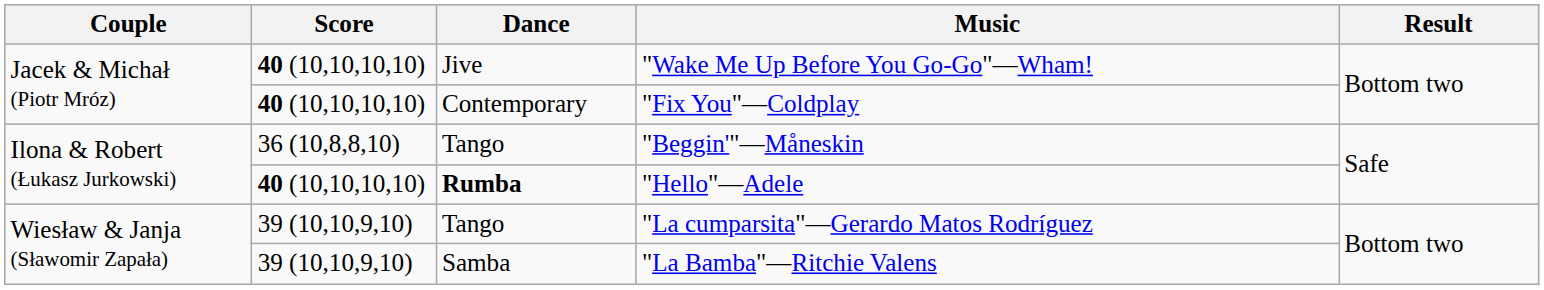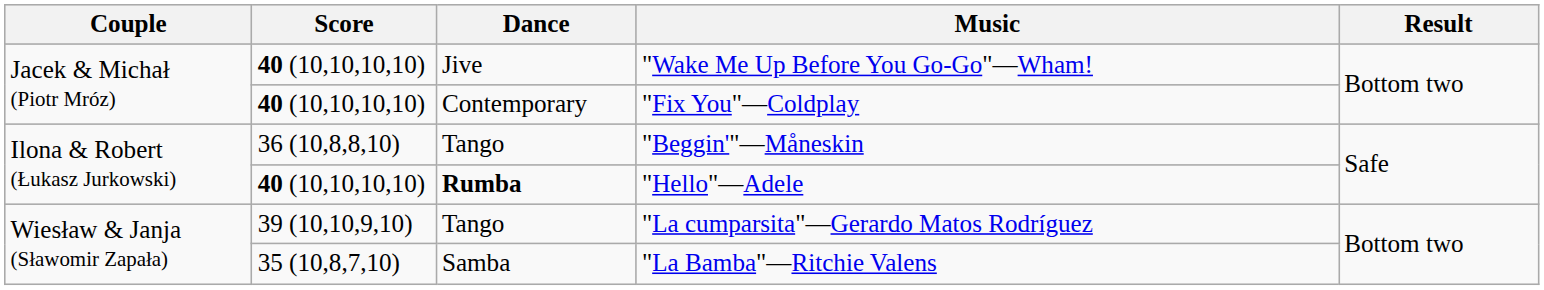(335, 263) 39 (10,10,9,10) -> (329, 263) 35 (10,8,7,10)
